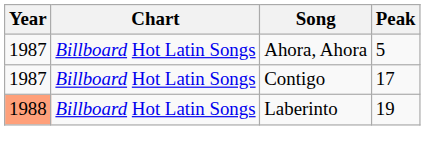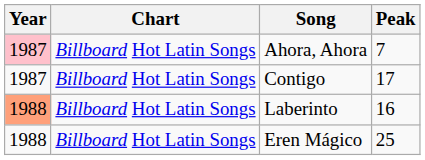(28, 49) no background -> (28, 49) pink background
(380, 49) 5 -> (380, 49) 7
(385, 109) 19 -> (385, 109) 16
+ row: (313, 139)
